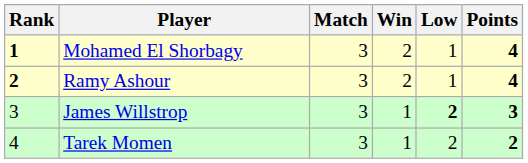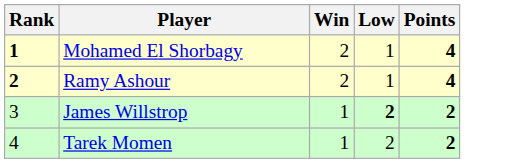- column: (341, 19)
(513, 111) 3 -> (451, 111) 2
